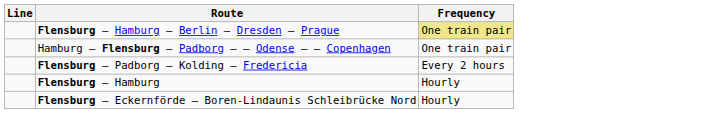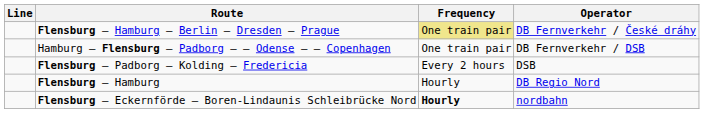+ column: (606, 13)
(441, 100) normal -> (441, 100) bold
